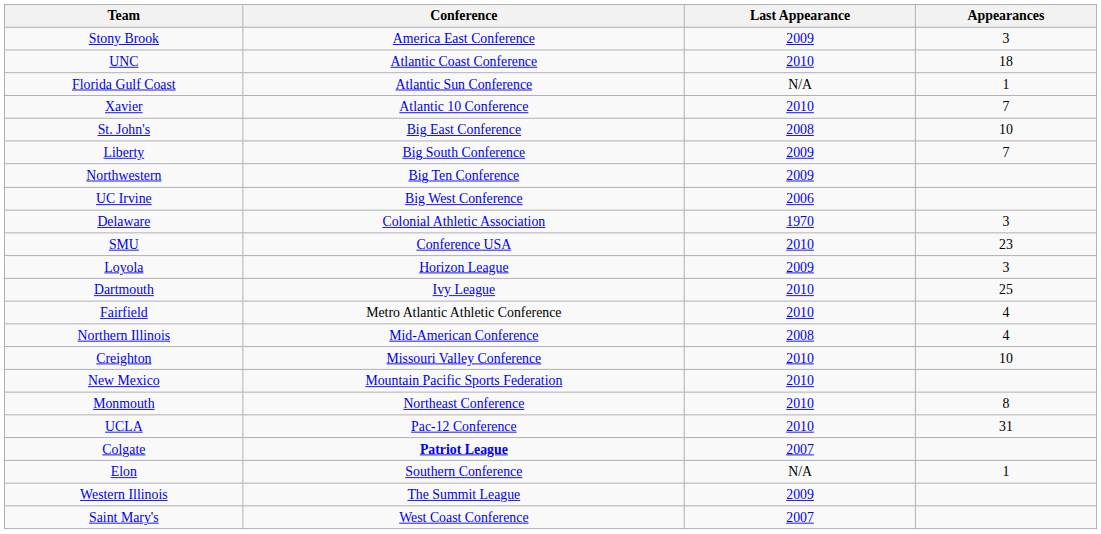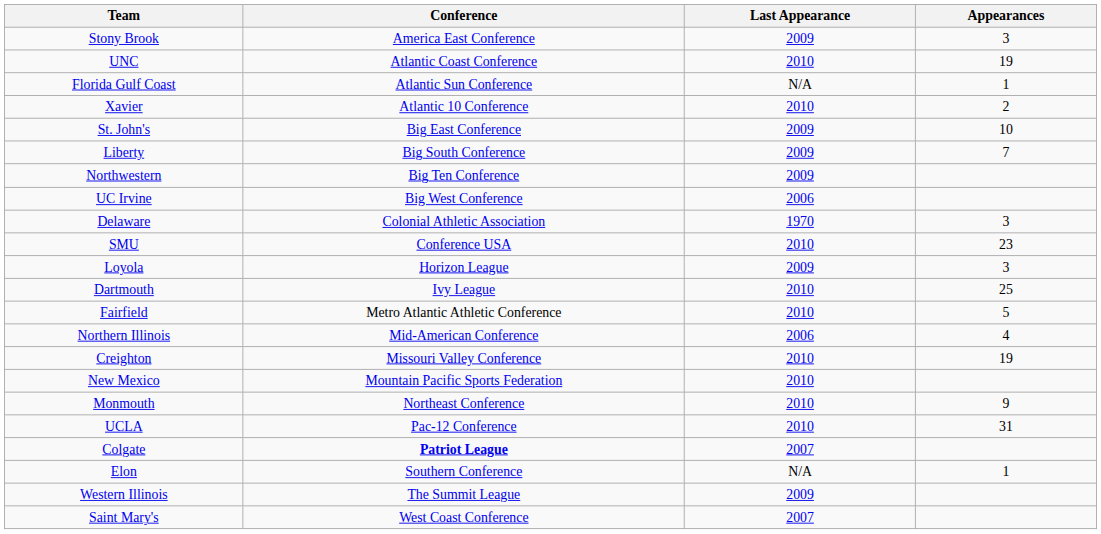(1006, 61) 18 -> (1006, 61) 19
(1006, 107) 7 -> (1006, 107) 2
(800, 130) 2008 -> (800, 130) 2009
(1006, 312) 4 -> (1006, 312) 5
(800, 335) 2008 -> (800, 335) 2006
(1006, 358) 10 -> (1006, 358) 19
(1006, 403) 8 -> (1006, 403) 9
